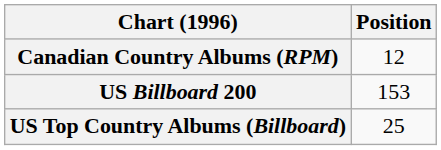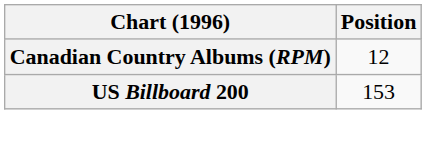- row: (178, 126)
